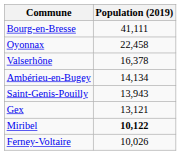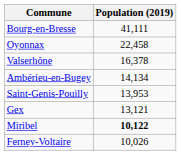(134, 93) 13,943 -> (134, 93) 13,953
